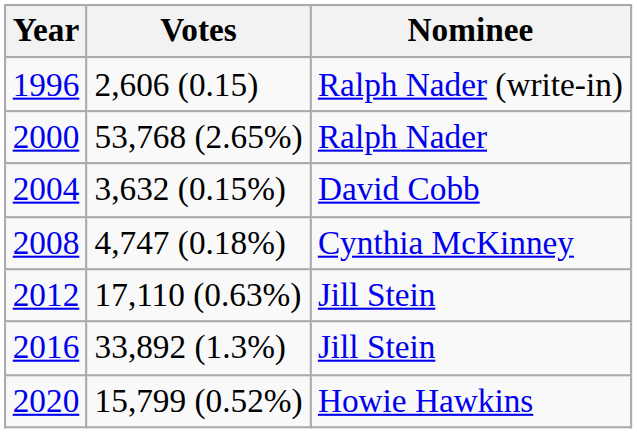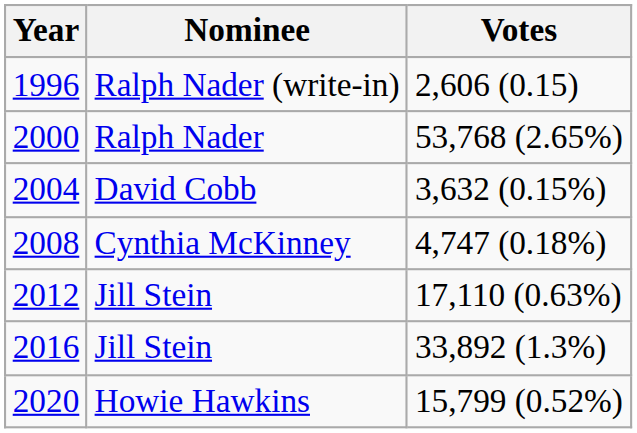columns swapped: (470, 30) <-> (199, 30)
